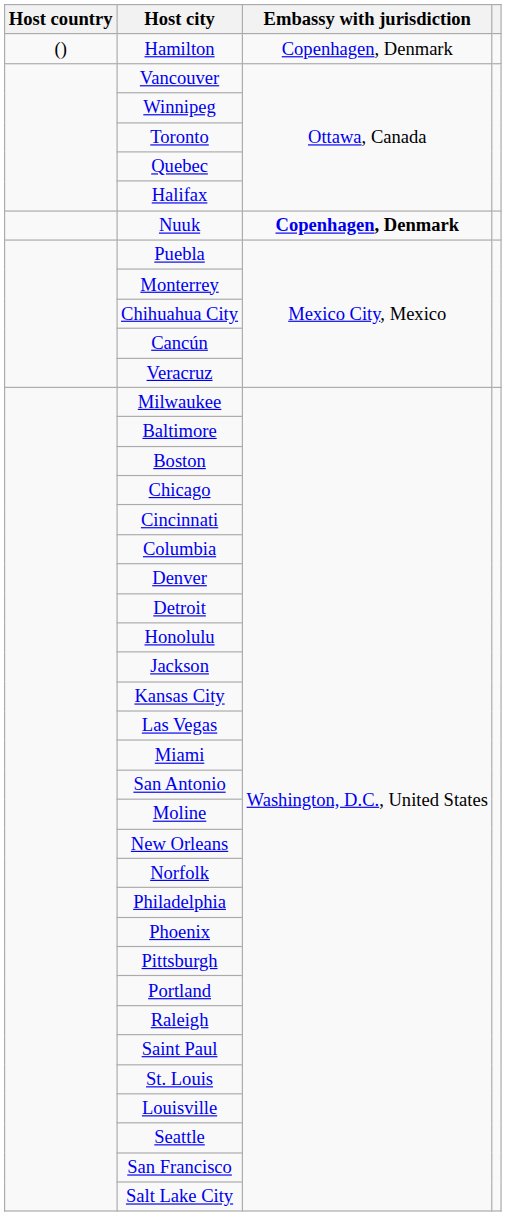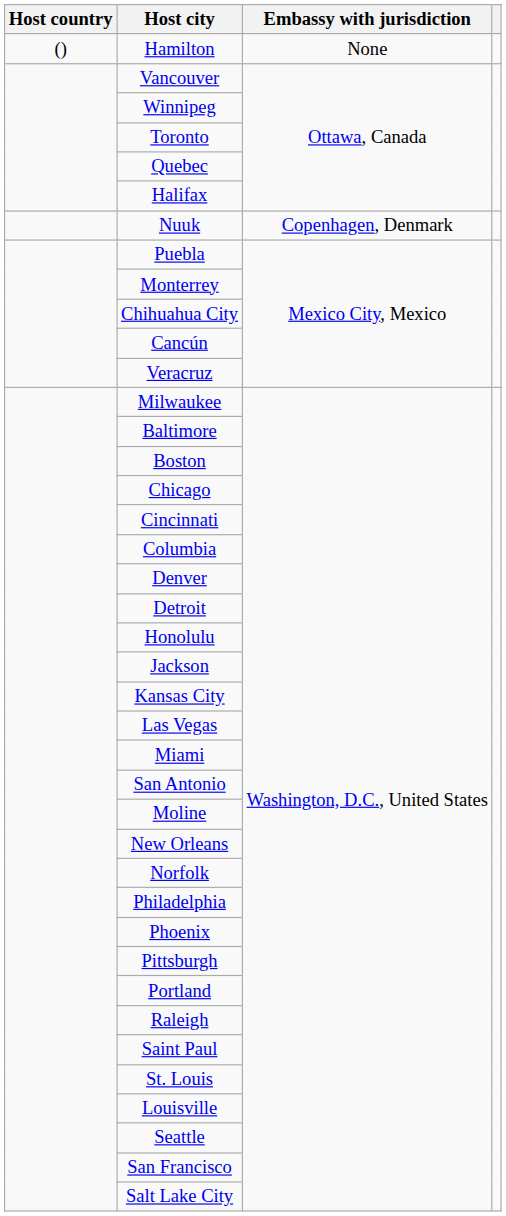(367, 48) Copenhagen, Denmark -> (367, 48) None
(367, 225) bold -> (367, 225) normal
